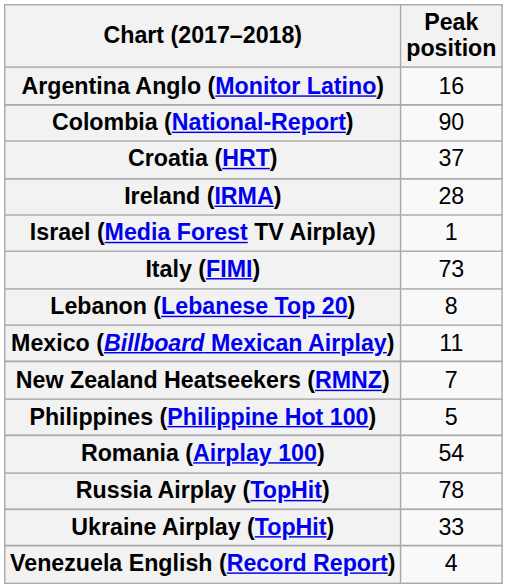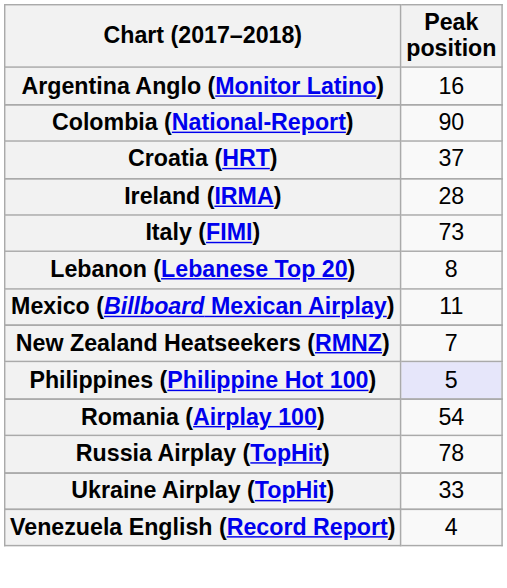- row: (203, 232)
(451, 416) no background -> (451, 380) lavender background
